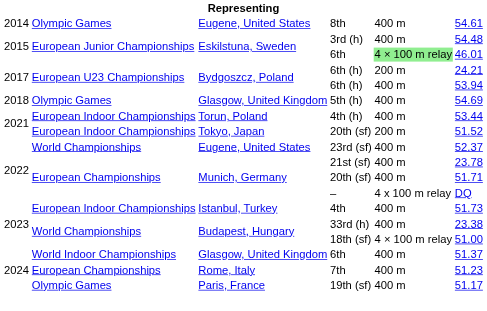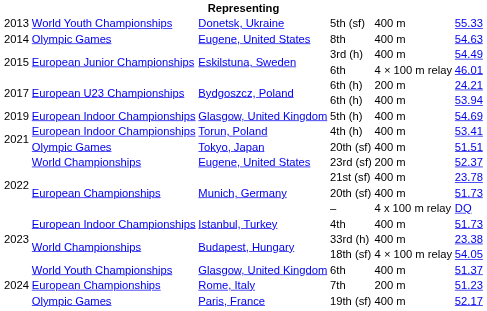+ row: (241, 23)
(469, 23) 54.61 -> (469, 39) 54.63
(469, 39) 54.48 -> (469, 54) 54.49
(413, 54) lightgreen background -> (413, 70) no background
(17, 100) 2018 -> (17, 116) 2019
(72, 100) Olympic Games -> (114, 116) European Indoor Championships
(469, 116) 53.44 -> (469, 131) 53.41
(114, 131) European Indoor Championships -> (72, 147) Olympic Games
(390, 131) 200 m -> (390, 147) 400 m
(469, 131) 51.52 -> (469, 147) 51.51
(390, 147) 400 m -> (390, 162) 200 m
(469, 177) 51.71 -> (469, 193) 51.73
(469, 239) 51.00 -> (469, 254) 54.05
(104, 254) World Indoor Championships -> (102, 270) World Youth Championships
(390, 270) 400 m -> (390, 285) 200 m
(469, 285) 51.17 -> (469, 301) 52.17
